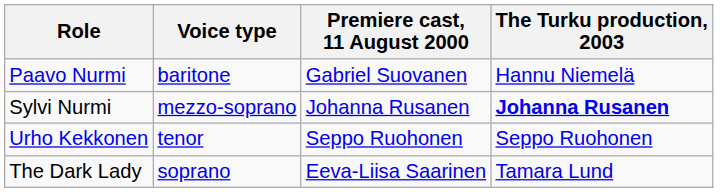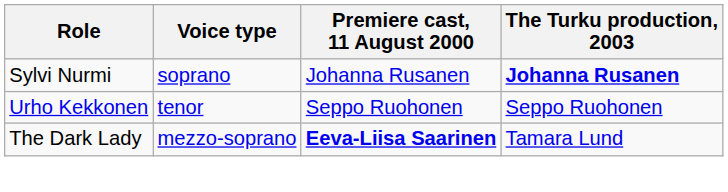- row: (68, 75)
(227, 107) mezzo-soprano -> (194, 75) soprano
(194, 171) soprano -> (227, 139) mezzo-soprano
(396, 171) normal -> (401, 139) bold
